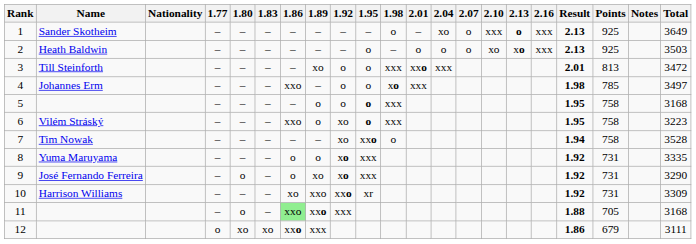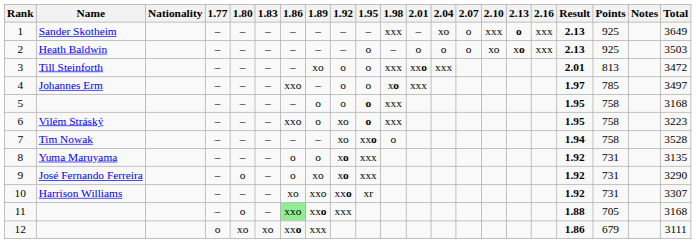(393, 31) o -> (393, 31) xxx
(575, 85) 1.98 -> (575, 85) 1.97
(676, 157) 3335 -> (676, 157) 3135
(676, 193) 3309 -> (676, 193) 3307
